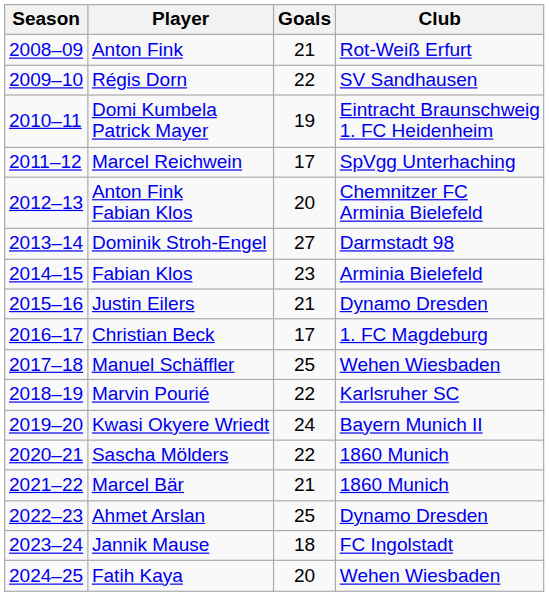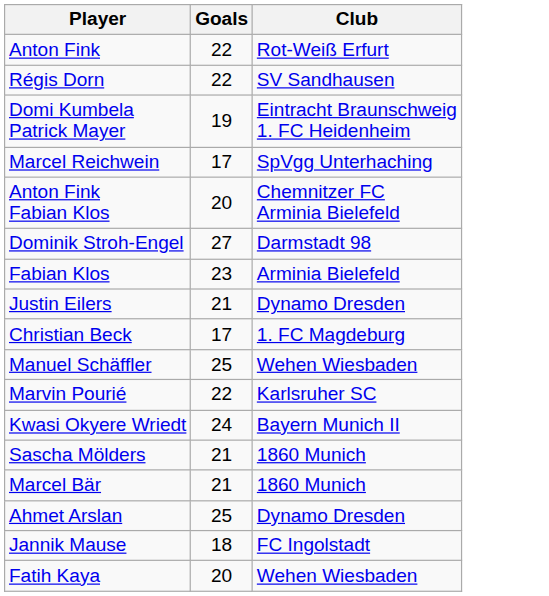- column: (46, 19)
(305, 49) 21 -> (222, 49) 22
(305, 454) 22 -> (222, 454) 21
